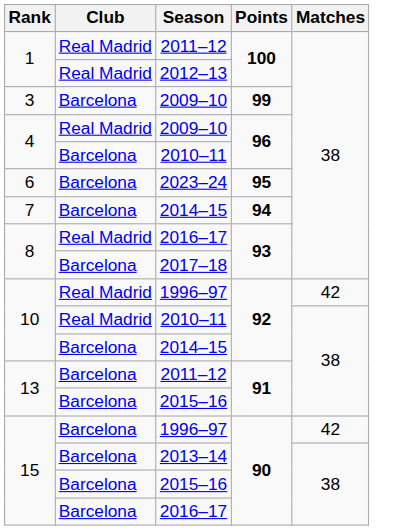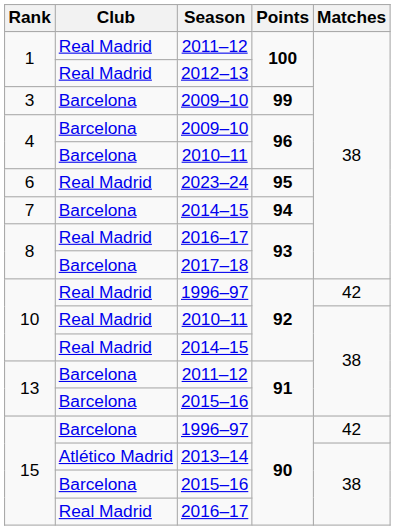(105, 127) Real Madrid -> (98, 127) Barcelona
(98, 182) Barcelona -> (105, 182) Real Madrid
(98, 347) Barcelona -> (105, 347) Real Madrid
(98, 456) Barcelona -> (116, 456) Atlético Madrid
(98, 511) Barcelona -> (105, 511) Real Madrid
